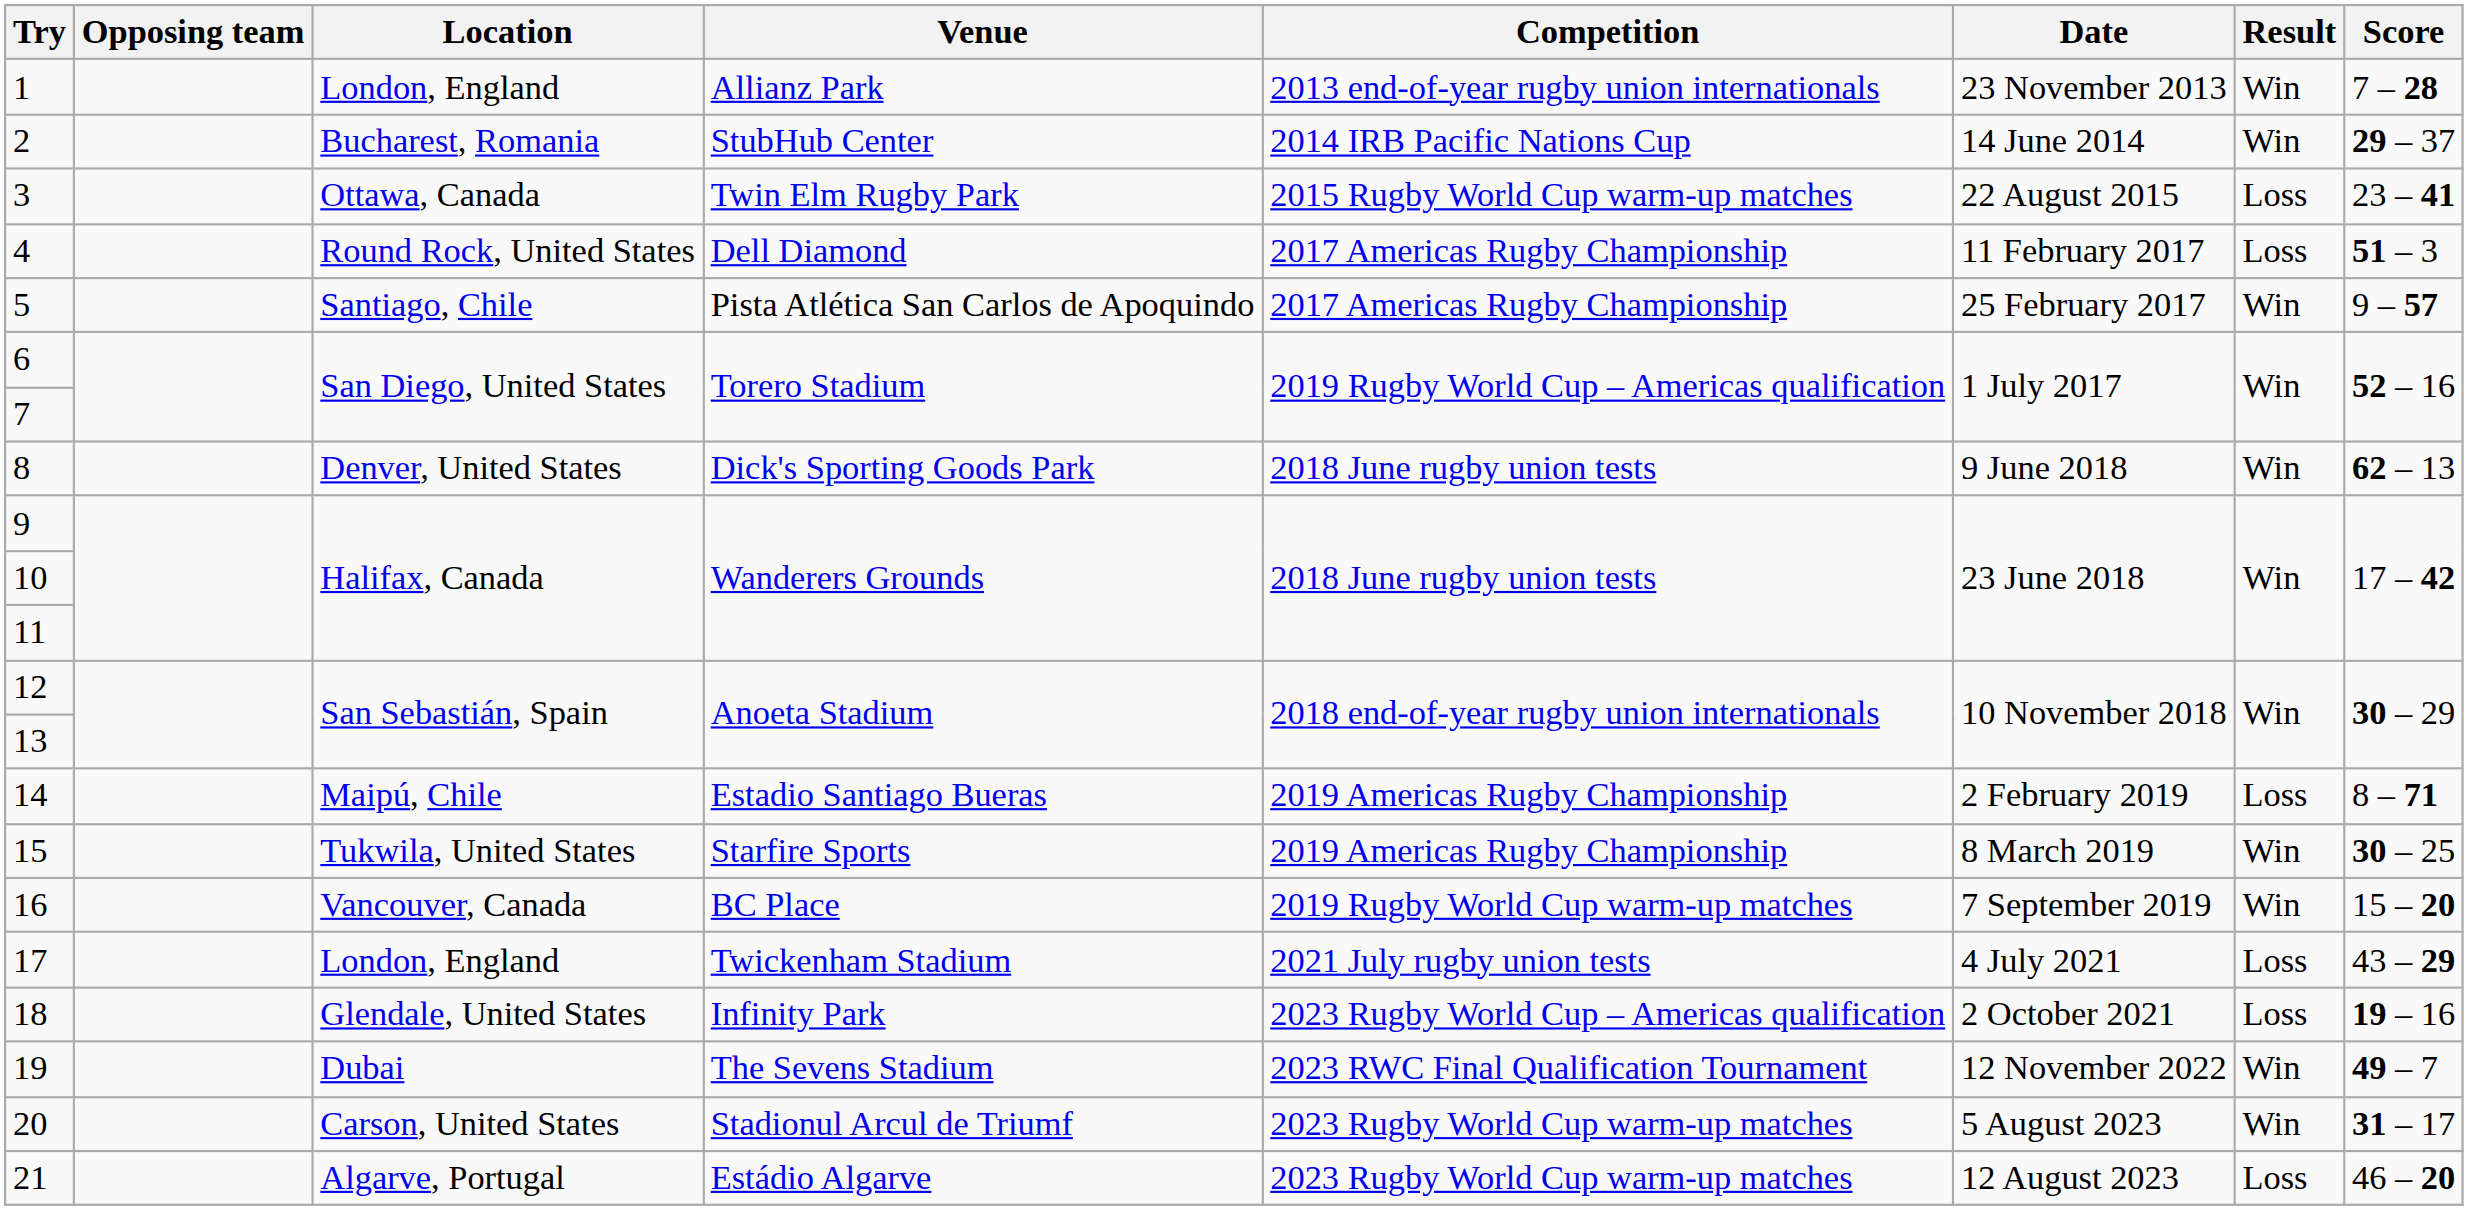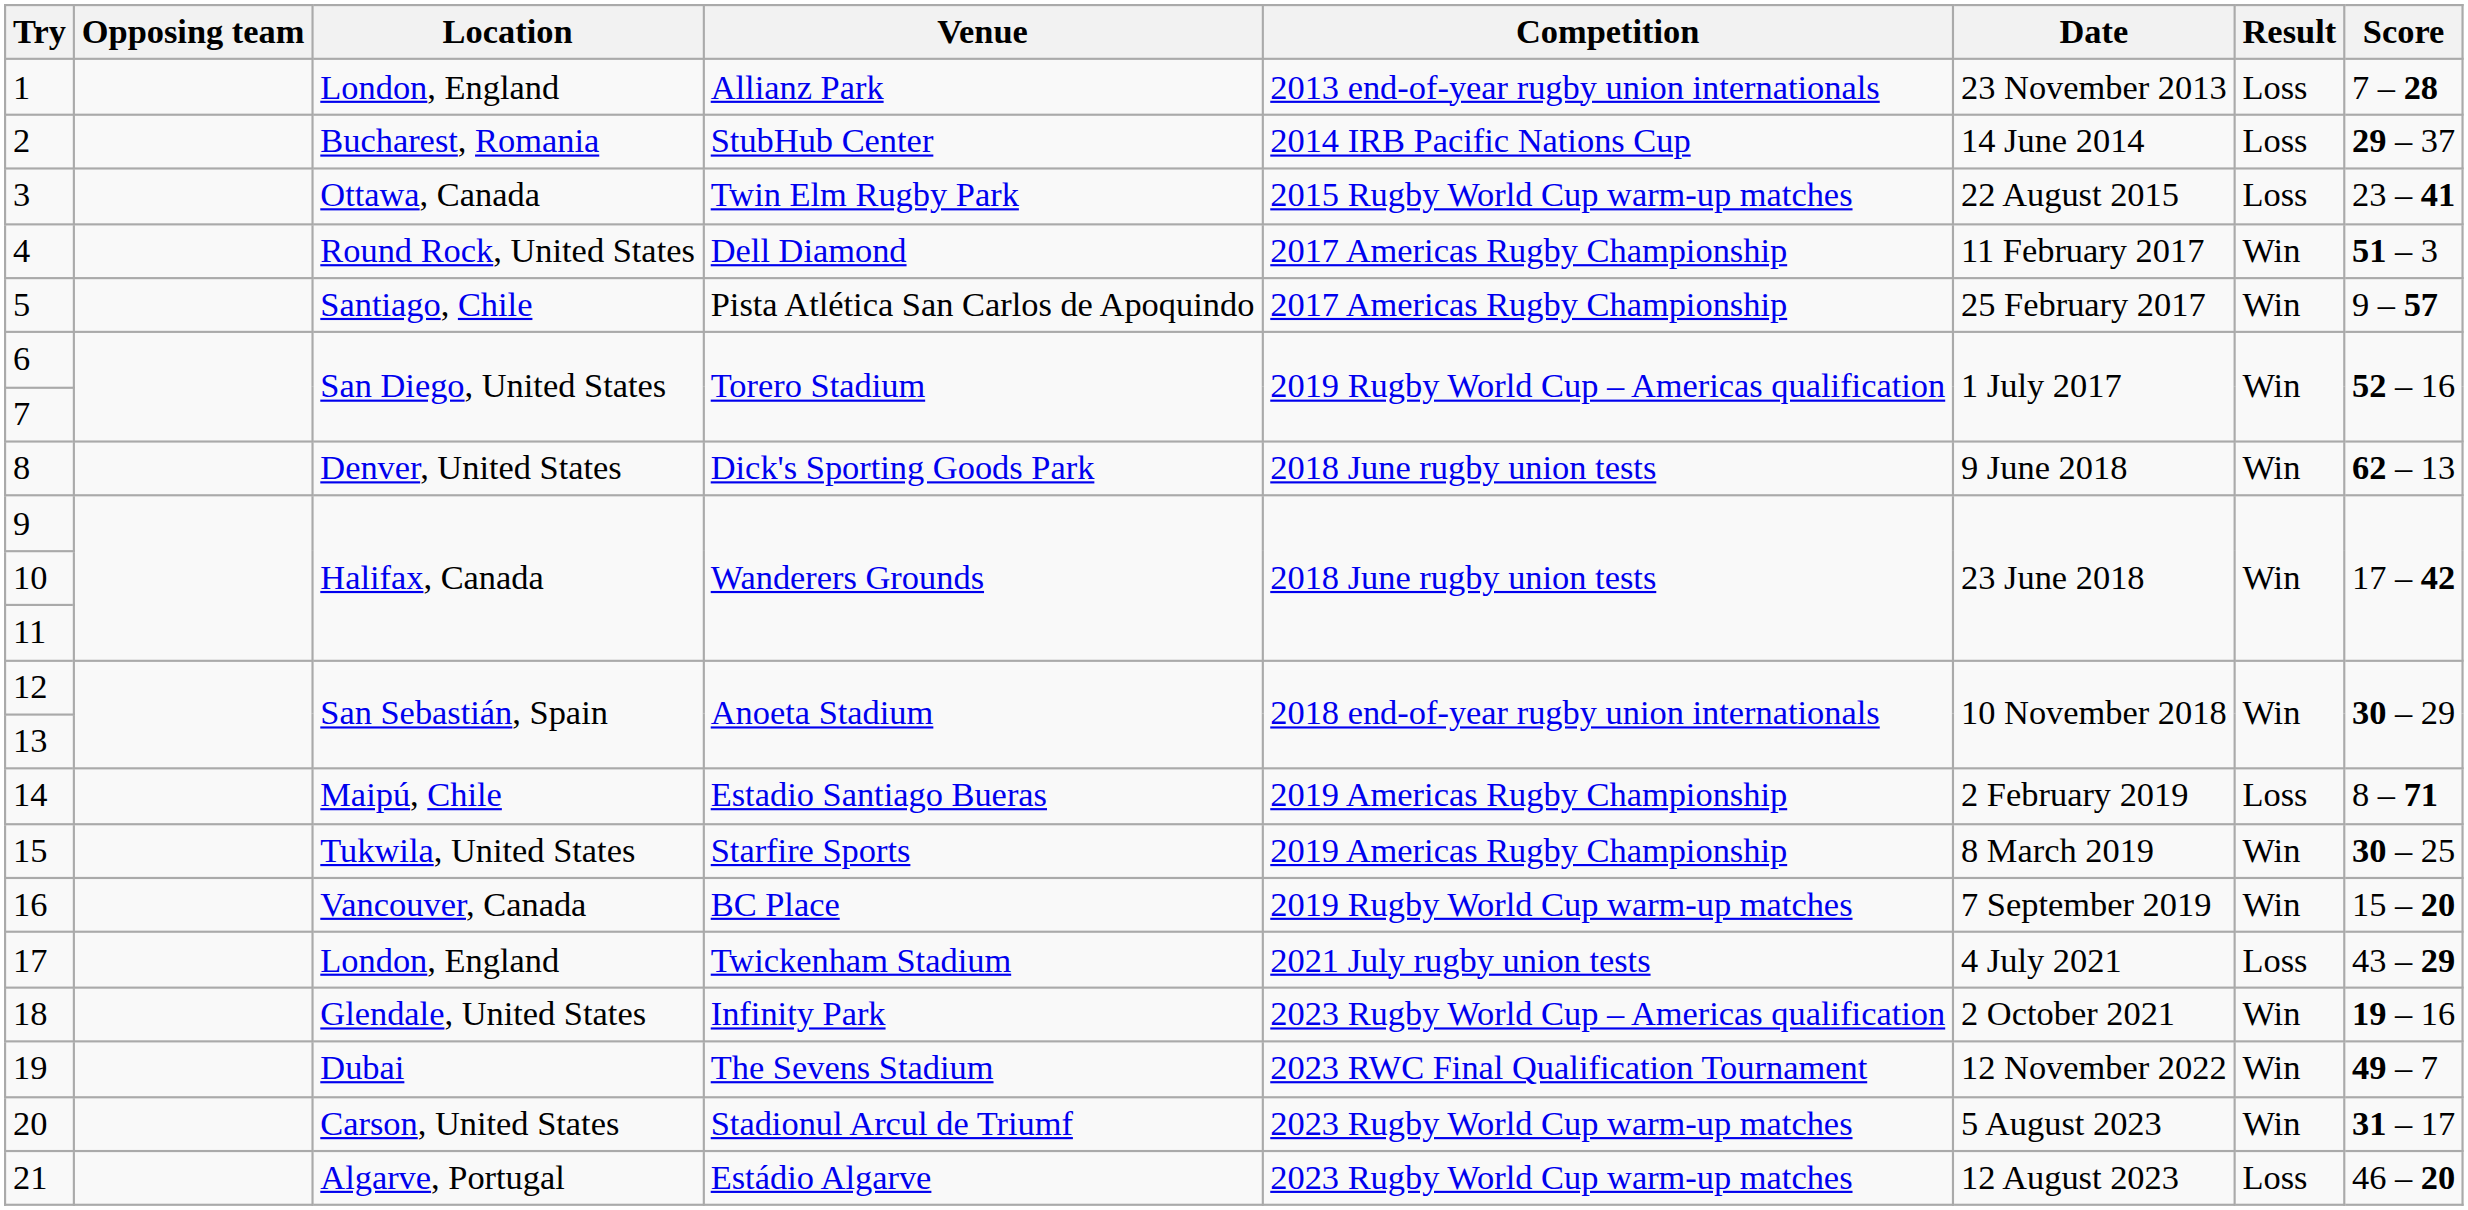(2271, 86) Win -> (2275, 86) Loss
(2271, 140) Win -> (2275, 140) Loss
(2275, 250) Loss -> (2271, 250) Win
(2275, 1013) Loss -> (2271, 1013) Win
